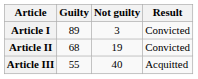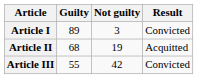(168, 47) Convicted -> (167, 47) Acquitted
(117, 64) 40 -> (117, 64) 42
(167, 64) Acquitted -> (168, 64) Convicted
